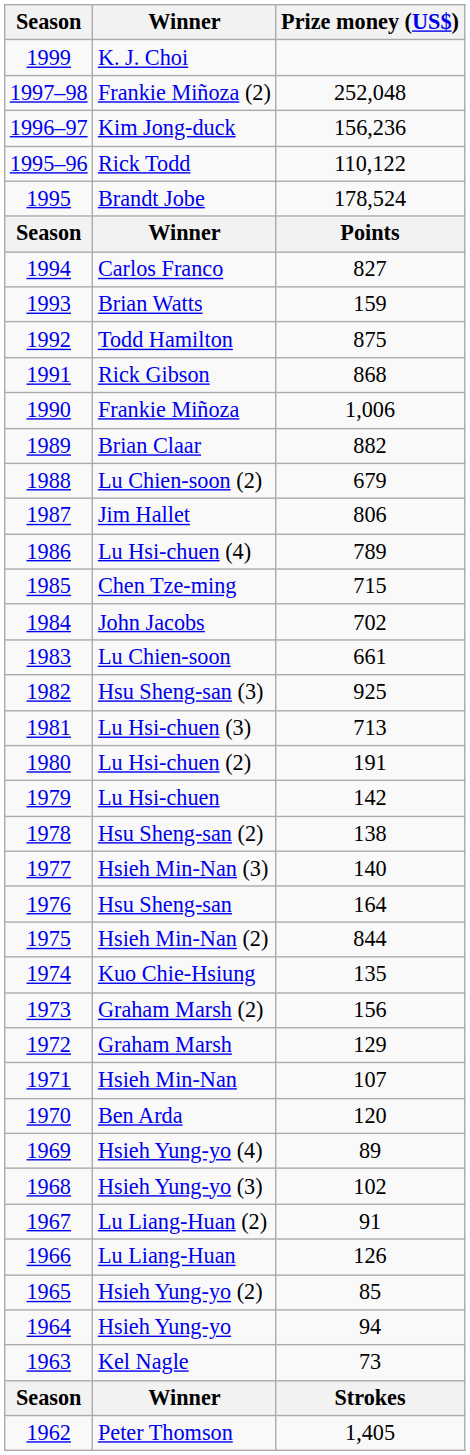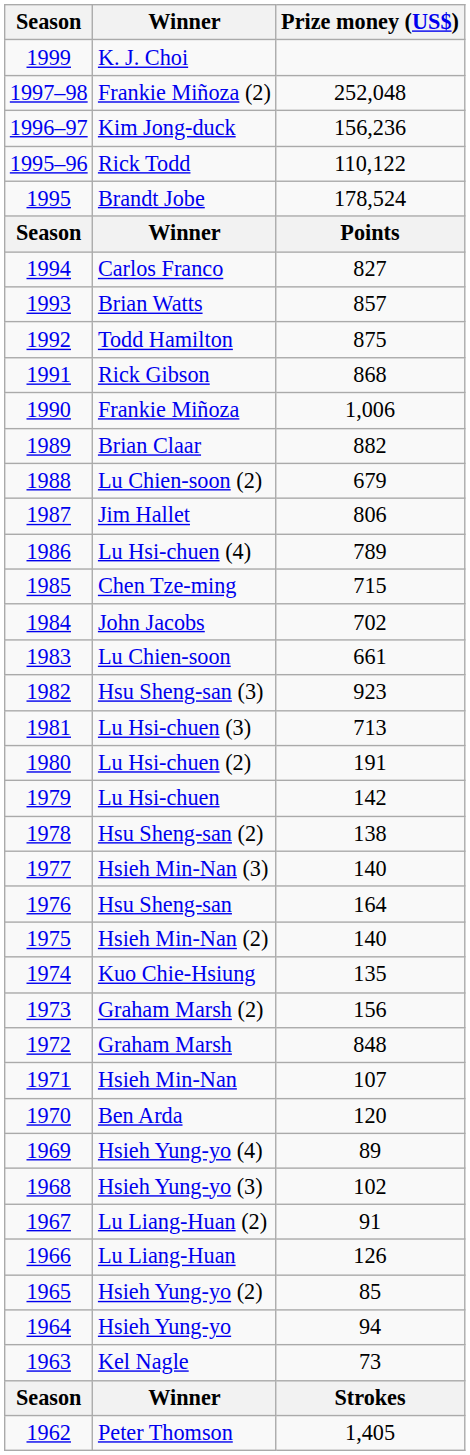(370, 304) 159 -> (370, 304) 857
(370, 692) 925 -> (370, 692) 923
(370, 939) 844 -> (370, 939) 140
(370, 1045) 129 -> (370, 1045) 848
